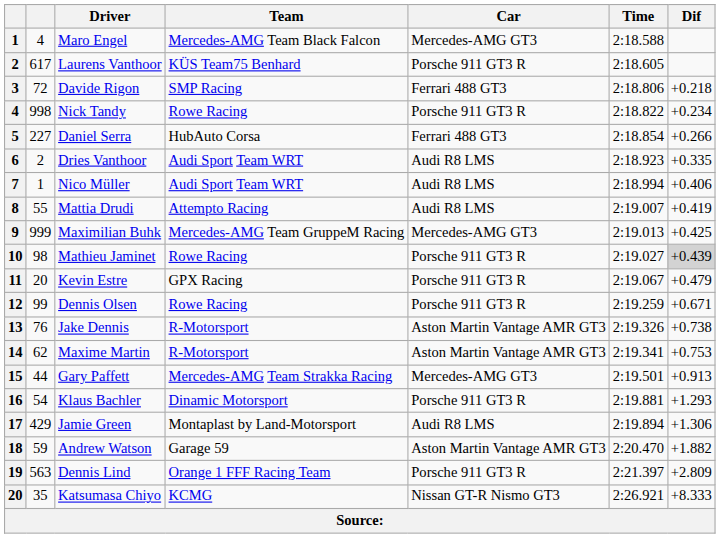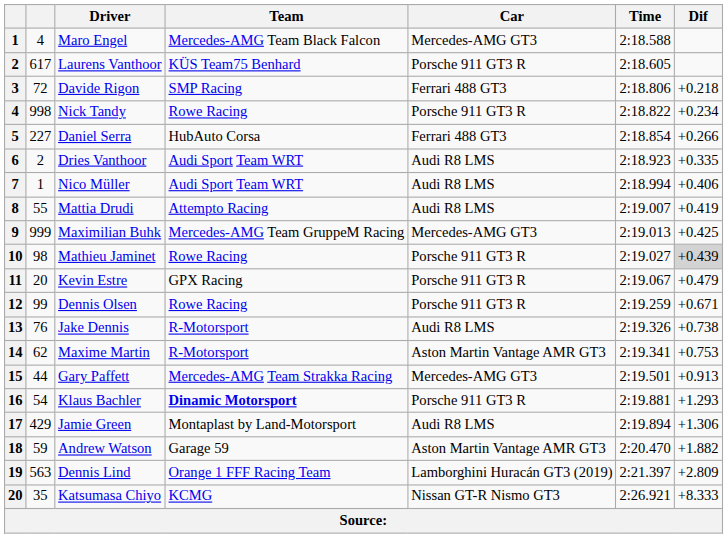(509, 328) Aston Martin Vantage AMR GT3 -> (453, 328) Audi R8 LMS
(228, 400) normal -> (233, 400) bold
(469, 472) Porsche 911 GT3 R -> (512, 472) Lamborghini Huracán GT3 (2019)
